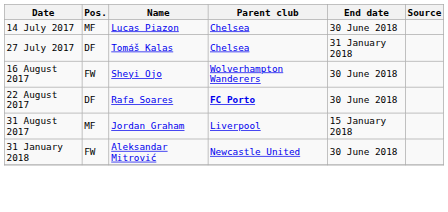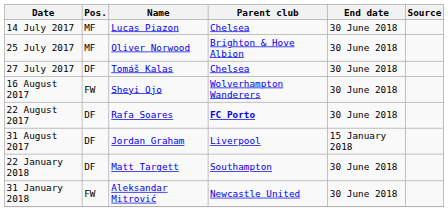+ row: (40, 48)
(358, 48) 31 January 2018 -> (364, 69) 30 June 2018
(90, 126) MF -> (90, 141) DF
+ row: (35, 167)
